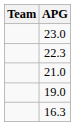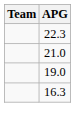- row: (55, 33)
